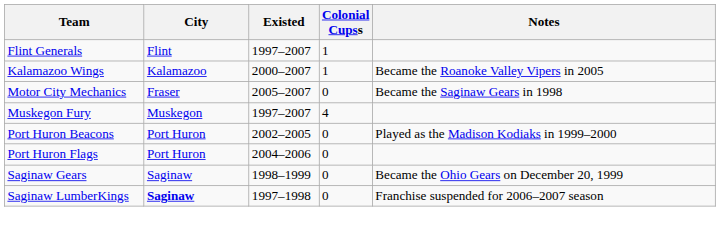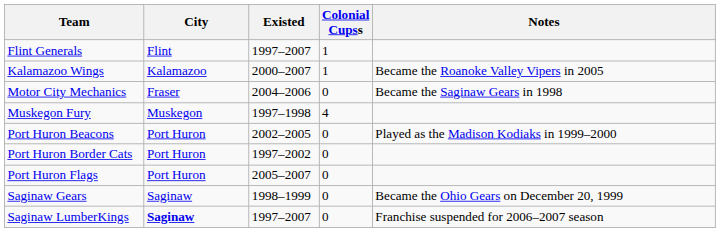(281, 92) 2005–2007 -> (281, 92) 2004–2006
(281, 112) 1997–2007 -> (281, 112) 1997–1998
+ row: (70, 154)
(281, 154) 2004–2006 -> (281, 175) 2005–2007
(281, 196) 1997–1998 -> (281, 216) 1997–2007
